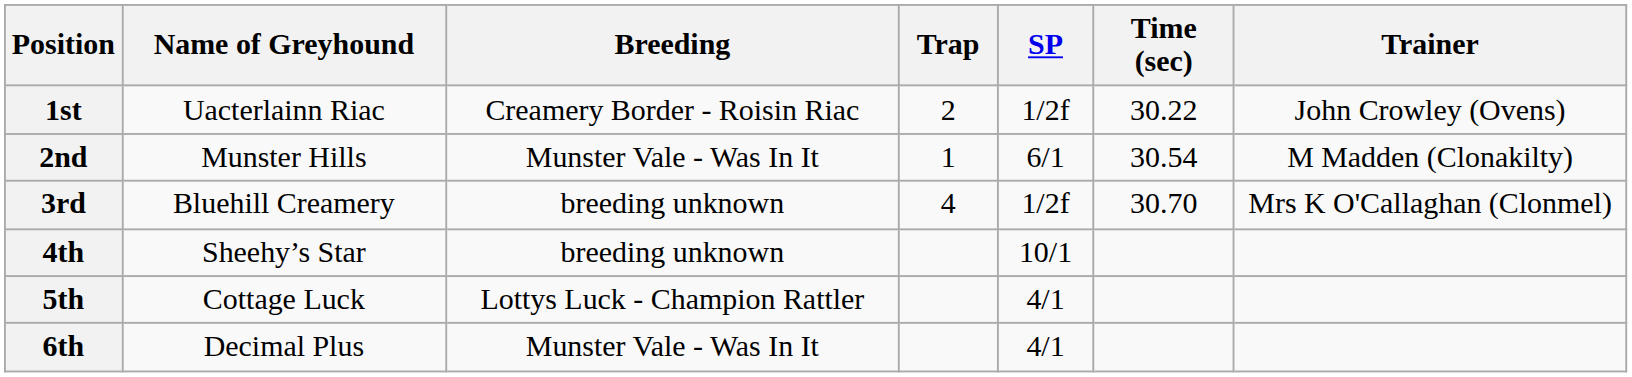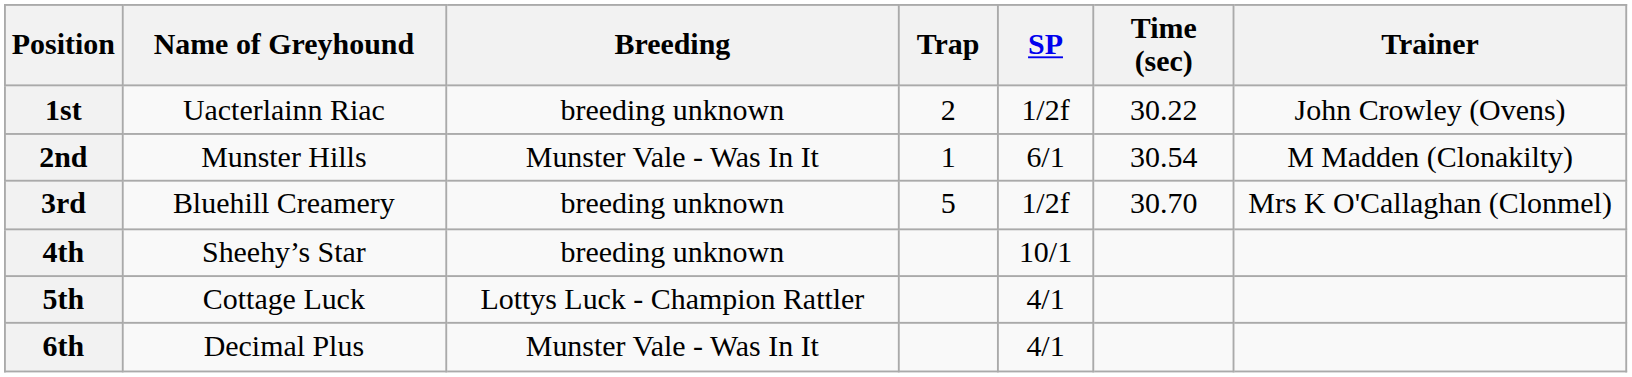(672, 109) Creamery Border - Roisin Riac -> (672, 109) breeding unknown
(948, 204) 4 -> (948, 204) 5
